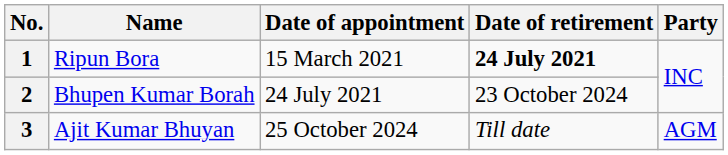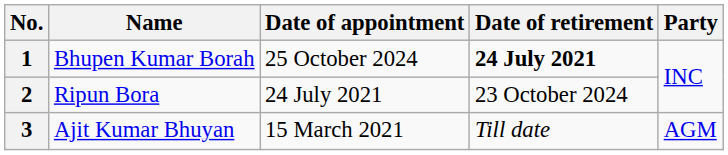(107, 58) Ripun Bora -> (154, 58) Bhupen Kumar Borah
(334, 58) 15 March 2021 -> (341, 58) 25 October 2024
(154, 94) Bhupen Kumar Borah -> (107, 94) Ripun Bora
(341, 130) 25 October 2024 -> (334, 130) 15 March 2021
